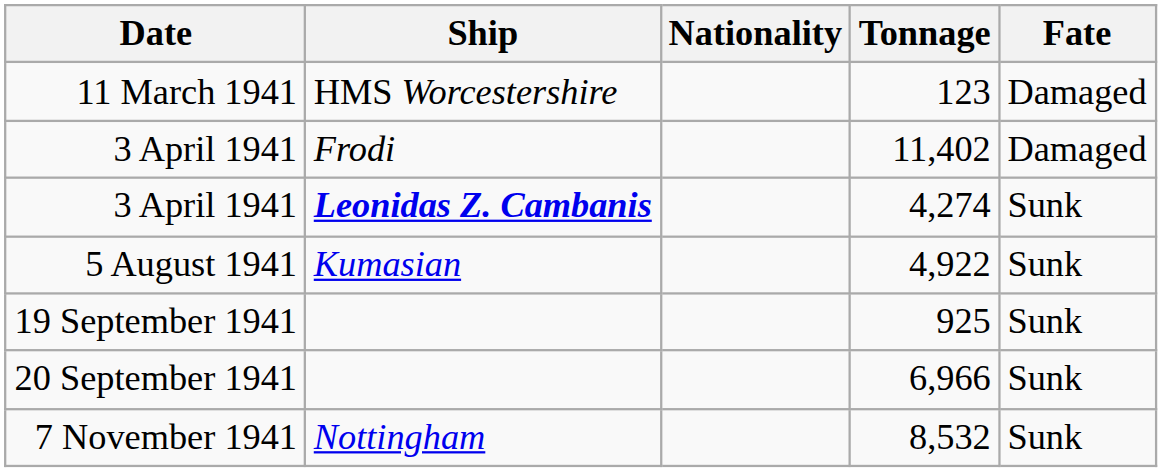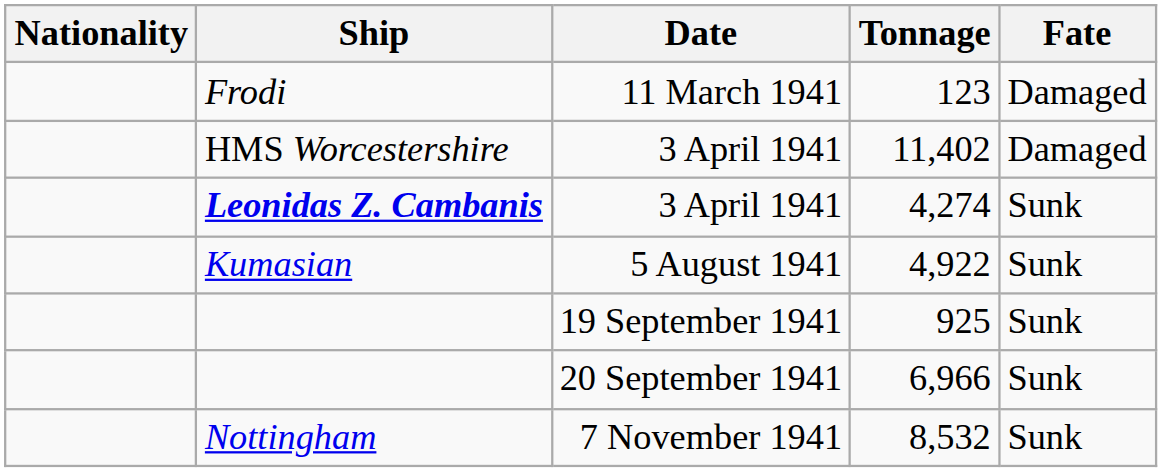columns swapped: (156, 33) <-> (755, 33)
(466, 90) HMS Worcestershire -> (246, 90) Frodi
(354, 148) Frodi -> (357, 148) HMS Worcestershire
